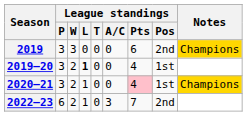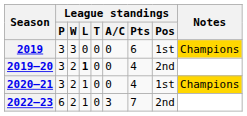(165, 49) 2nd -> (165, 49) 1st
(165, 67) 1st -> (165, 67) 2nd
(134, 85) pink background -> (134, 85) no background
